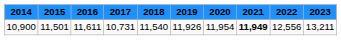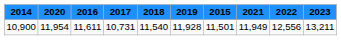columns swapped: (55, 12) <-> (220, 12)
(187, 27) 11,926 -> (187, 27) 11,928
(253, 27) bold -> (253, 27) normal
